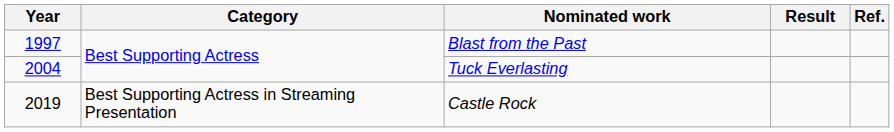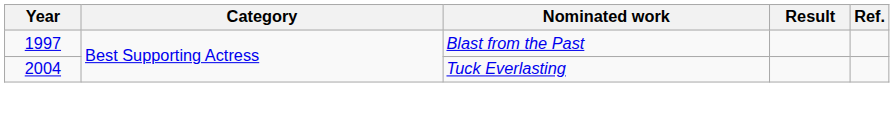- row: (492, 104)
